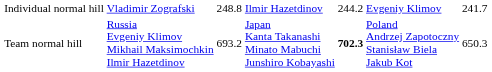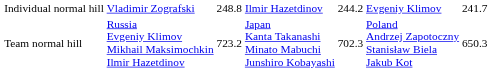(229, 43) 693.2 -> (229, 43) 723.2
(350, 43) bold -> (350, 43) normal
